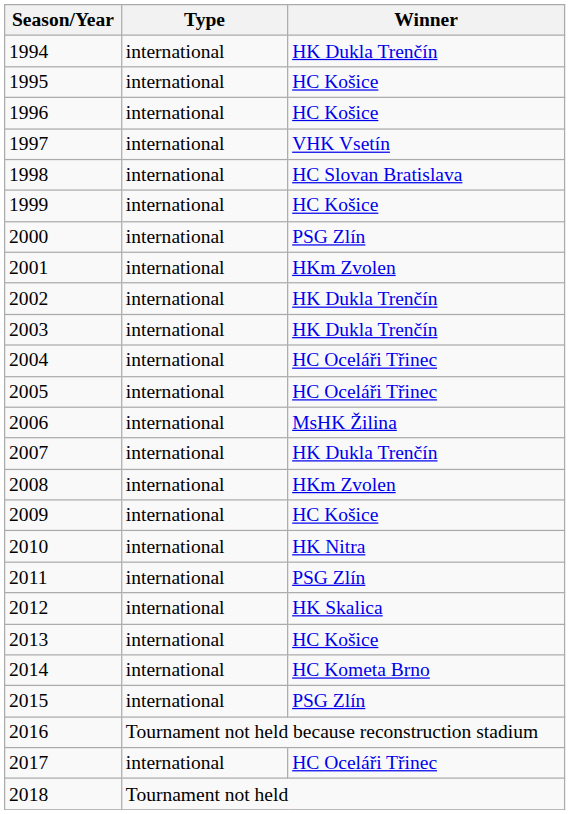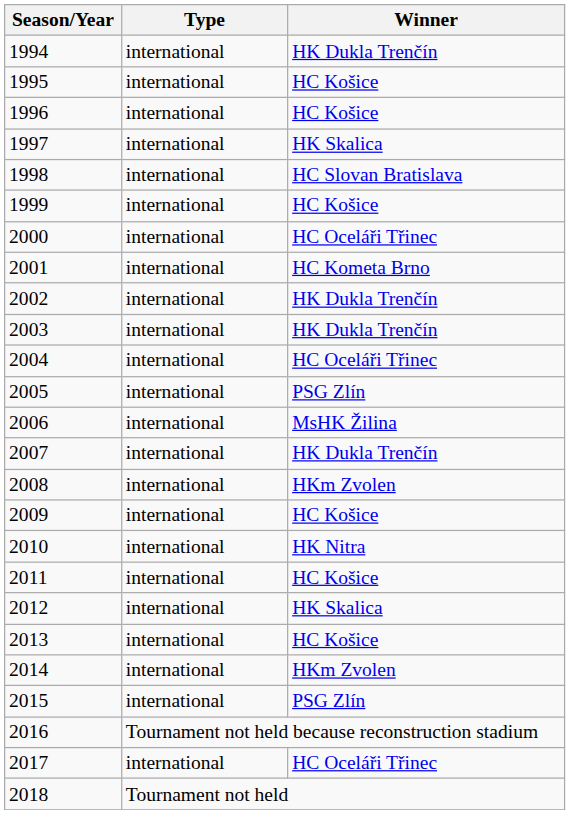(341, 143) VHK Vsetín -> (337, 143) HK Skalica
(329, 236) PSG Zlín -> (365, 236) HC Oceláři Třinec
(344, 267) HKm Zvolen -> (361, 267) HC Kometa Brno
(365, 391) HC Oceláři Třinec -> (329, 391) PSG Zlín
(329, 577) PSG Zlín -> (335, 577) HC Košice
(361, 670) HC Kometa Brno -> (344, 670) HKm Zvolen
